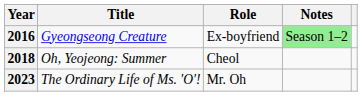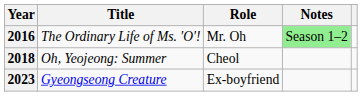(104, 36) Gyeongseong Creature -> (121, 36) The Ordinary Life of Ms. 'O'!
(243, 36) Ex-boyfriend -> (226, 36) Mr. Oh
(121, 79) The Ordinary Life of Ms. 'O'! -> (104, 79) Gyeongseong Creature
(226, 79) Mr. Oh -> (243, 79) Ex-boyfriend
